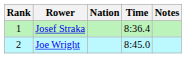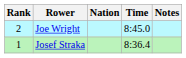rows swapped: (60, 28) <-> (58, 45)
